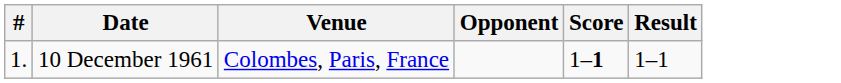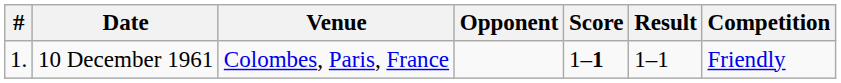+ column: (769, 22)
